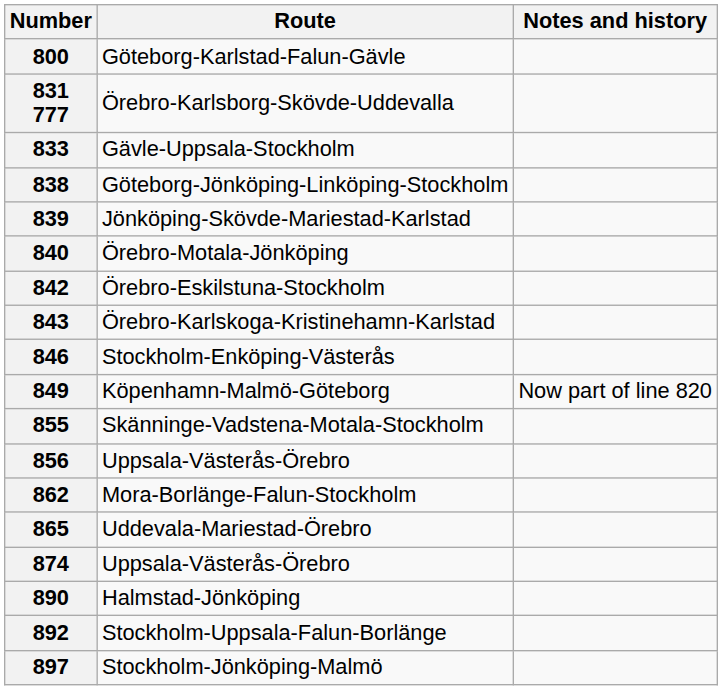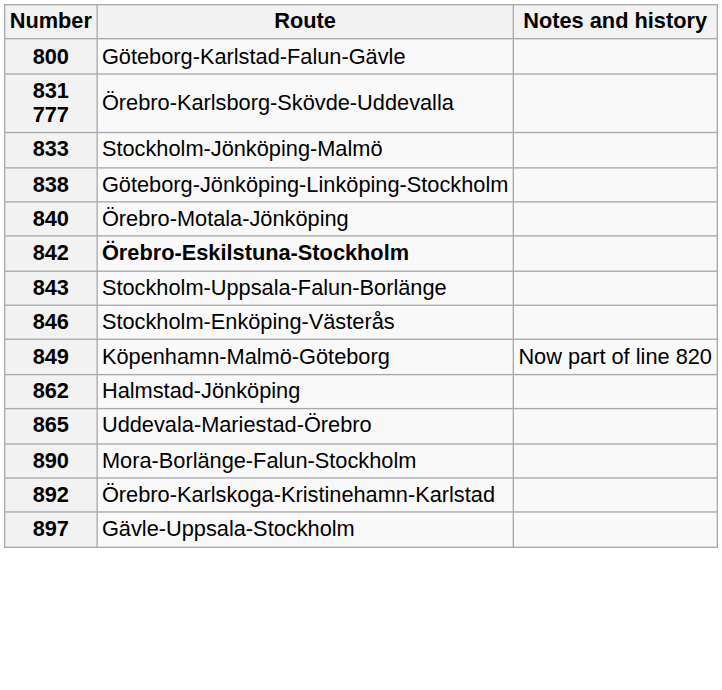(228, 149) Gävle-Uppsala-Stockholm -> (242, 149) Stockholm-Jönköping-Malmö
- row: (51, 218)
(243, 287) normal -> (256, 253) bold
(298, 322) Örebro-Karlskoga-Kristinehamn-Karlstad -> (274, 287) Stockholm-Uppsala-Falun-Borlänge
- row: (51, 425)
- row: (51, 460)
(259, 494) Mora-Borlänge-Falun-Stockholm -> (201, 391) Halmstad-Jönköping
- row: (51, 563)
(201, 598) Halmstad-Jönköping -> (259, 460) Mora-Borlänge-Falun-Stockholm
(274, 632) Stockholm-Uppsala-Falun-Borlänge -> (298, 494) Örebro-Karlskoga-Kristinehamn-Karlstad
(242, 667) Stockholm-Jönköping-Malmö -> (228, 529) Gävle-Uppsala-Stockholm
